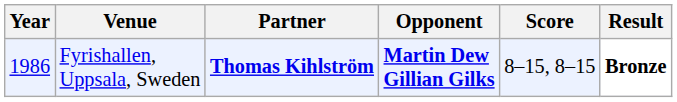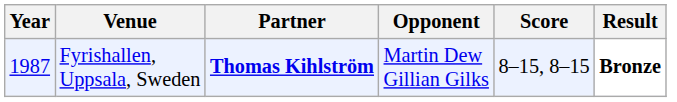(30, 67) 1986 -> (30, 67) 1987
(439, 67) bold -> (436, 67) normal
